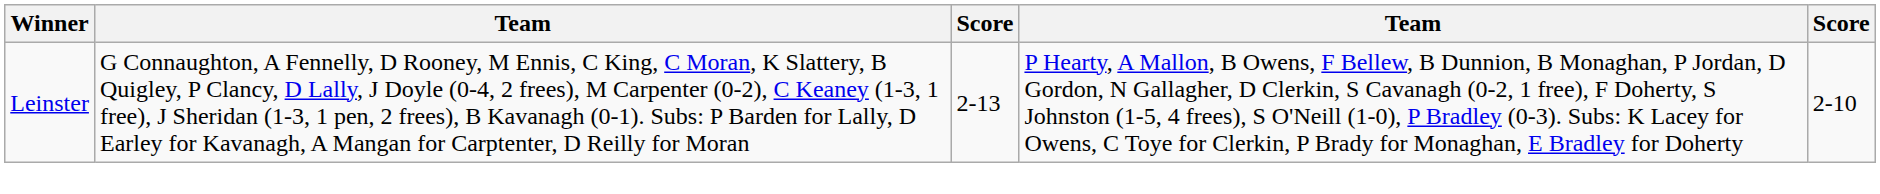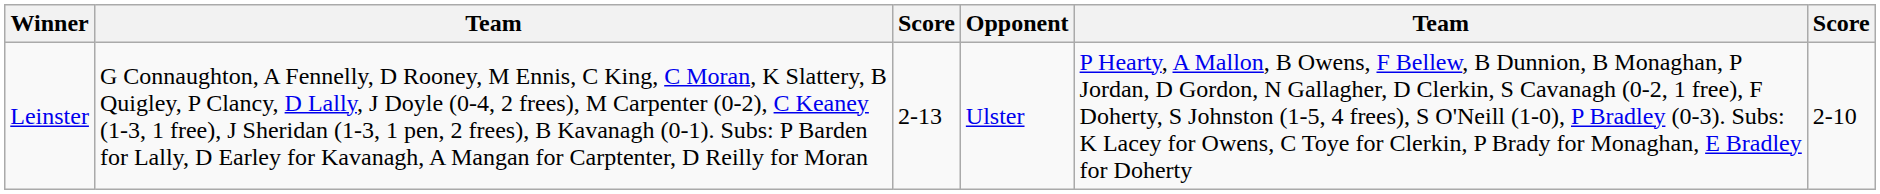+ column: (1017, 23)
